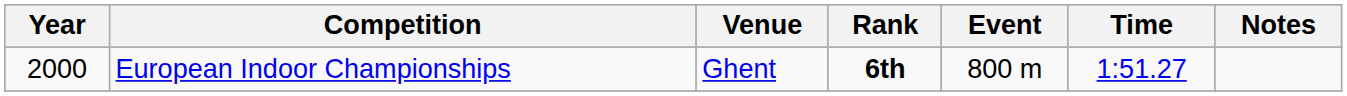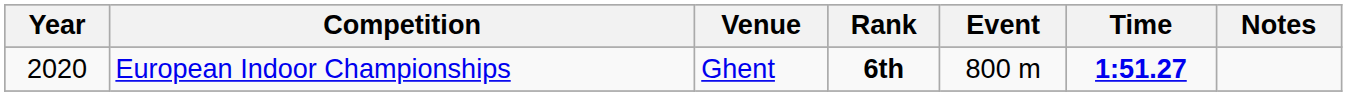(57, 68) 2000 -> (57, 68) 2020
(1142, 68) normal -> (1141, 68) bold
